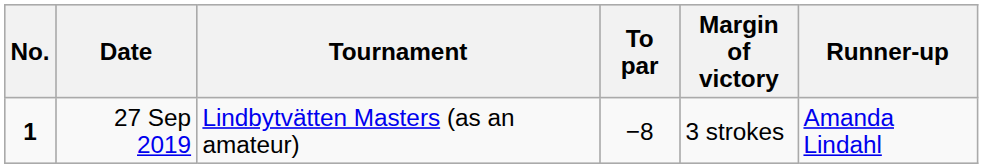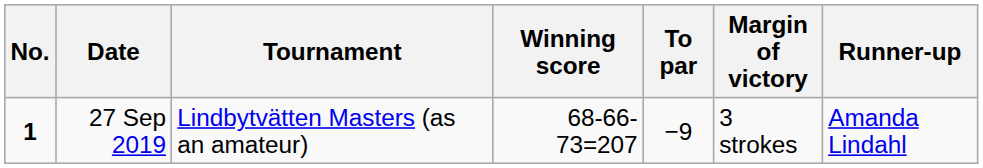+ column: (568, 51)
(640, 131) −8 -> (678, 131) −9
